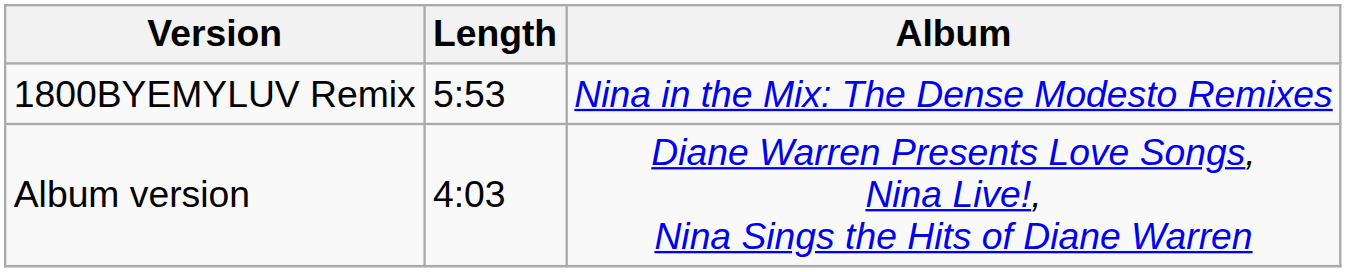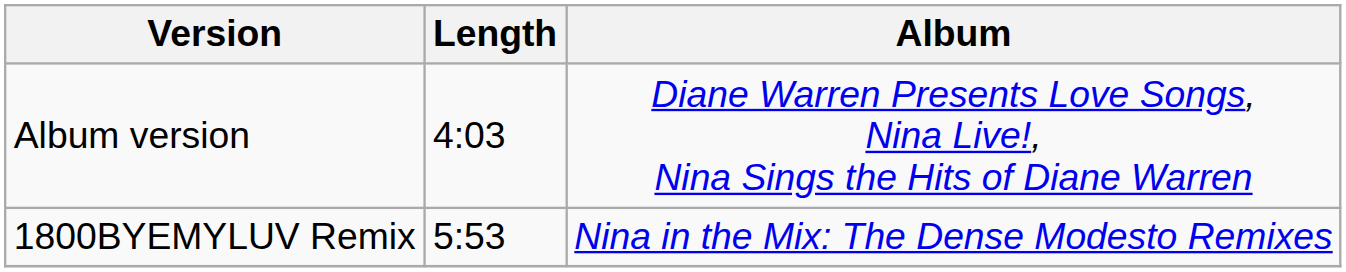rows swapped: (132, 194) <-> (215, 93)
